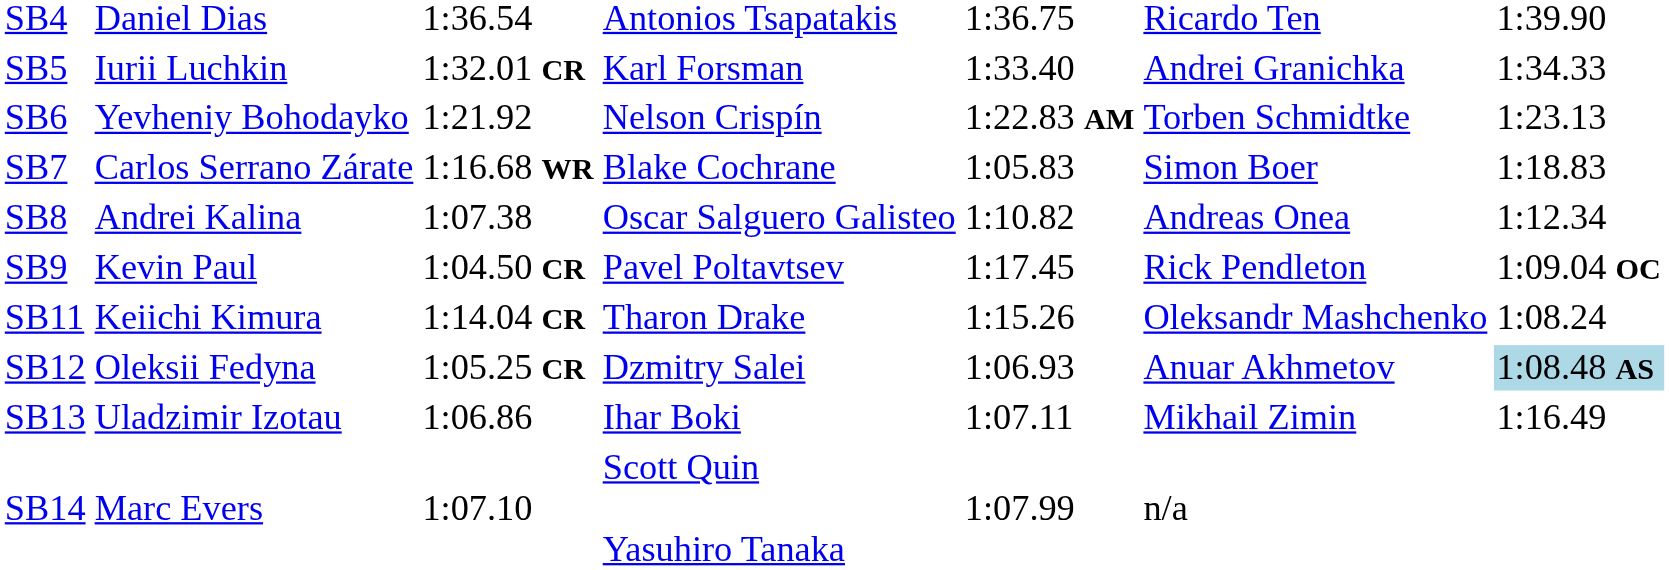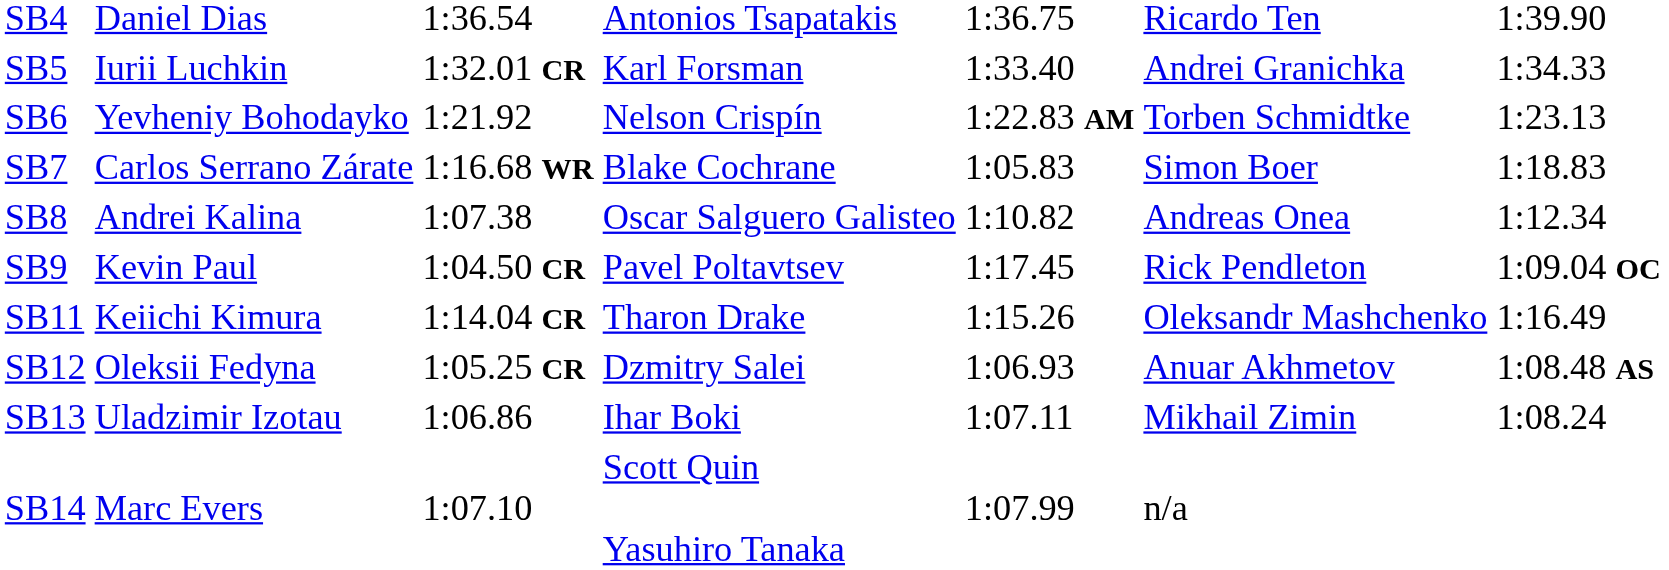(1551, 317) 1:08.24 -> (1551, 317) 1:16.49
(1575, 367) lightblue background -> (1575, 367) no background
(1551, 417) 1:16.49 -> (1551, 417) 1:08.24
